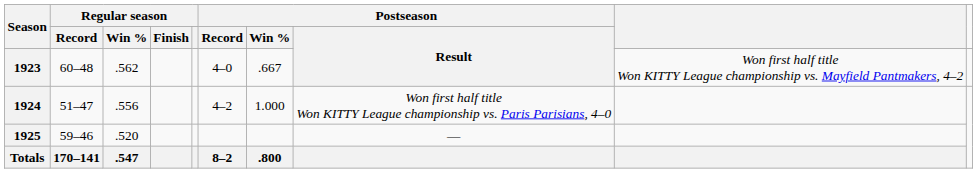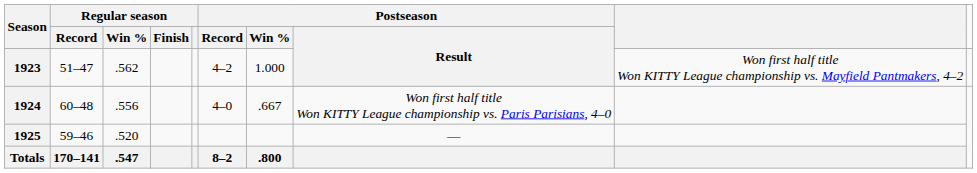(77, 67) 60–48 -> (77, 67) 51–47
(222, 67) 4–0 -> (222, 67) 4–2
(270, 67) .667 -> (270, 67) 1.000
(77, 105) 51–47 -> (77, 105) 60–48
(222, 105) 4–2 -> (222, 105) 4–0
(270, 105) 1.000 -> (270, 105) .667
